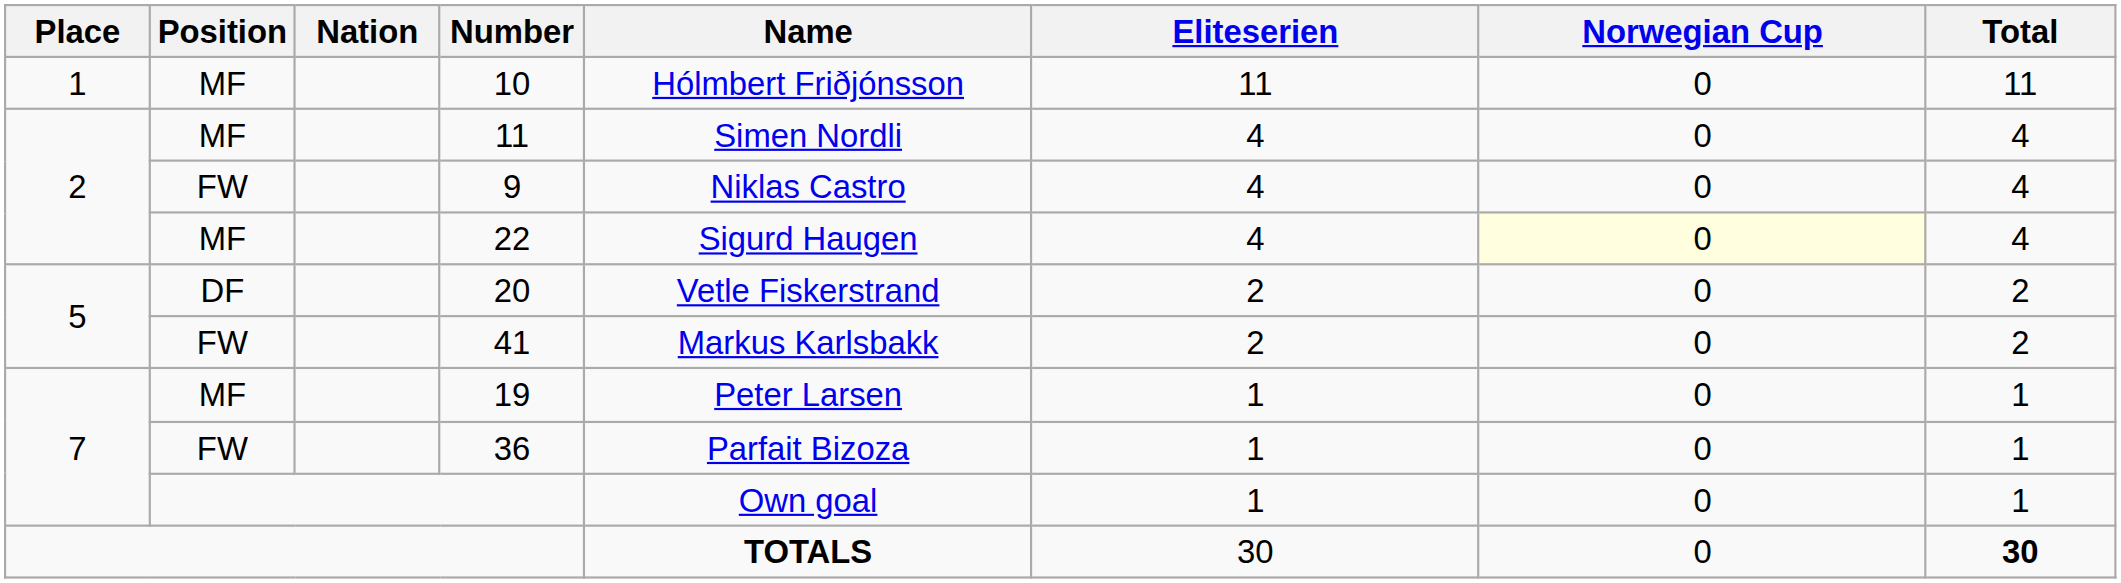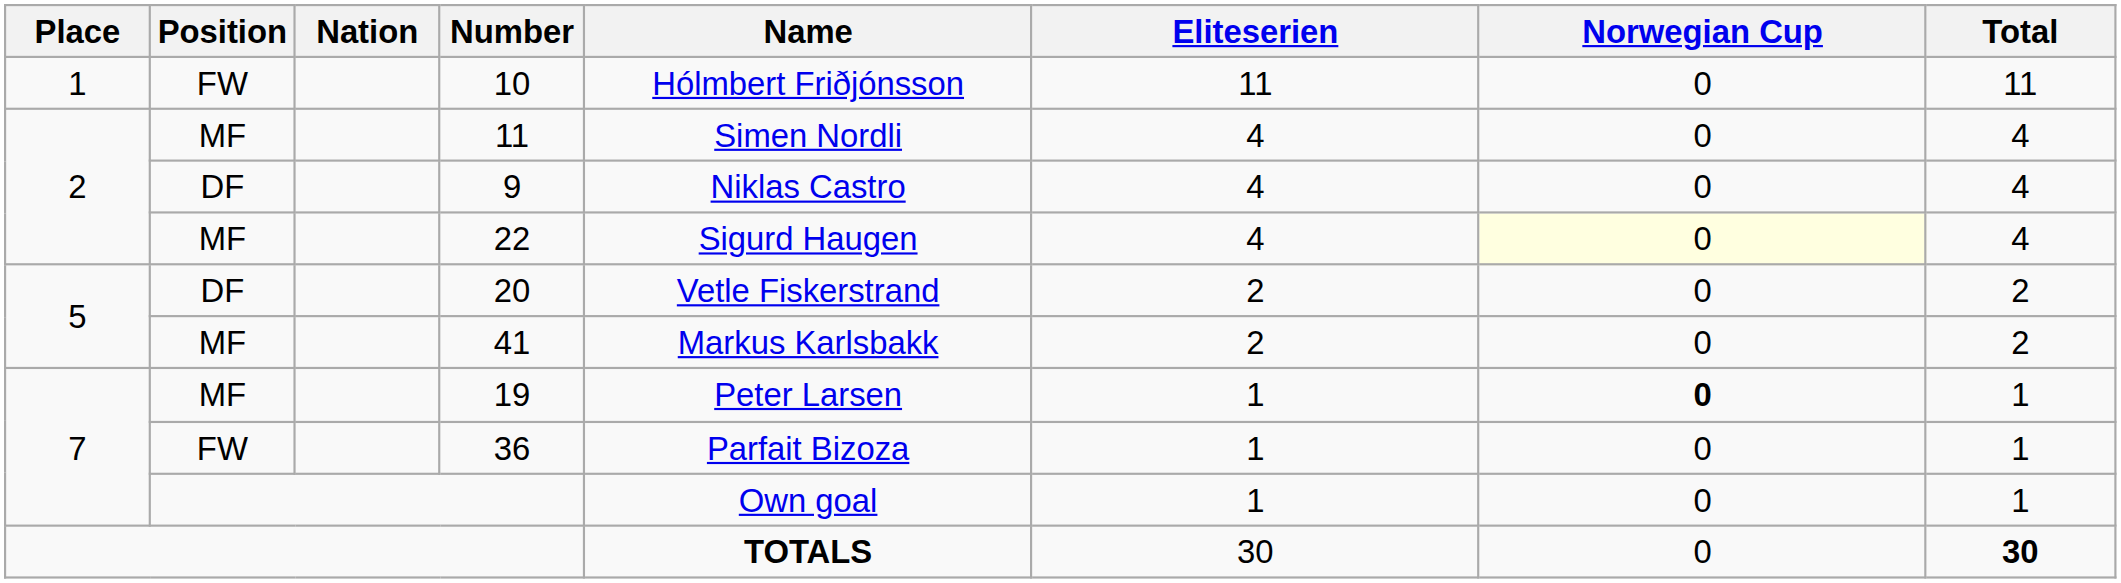(222, 83) MF -> (222, 83) FW
(222, 187) FW -> (222, 187) DF
(222, 343) FW -> (222, 343) MF
(1703, 395) normal -> (1703, 395) bold
